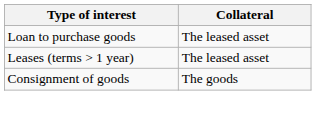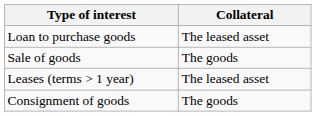+ row: (44, 57)
